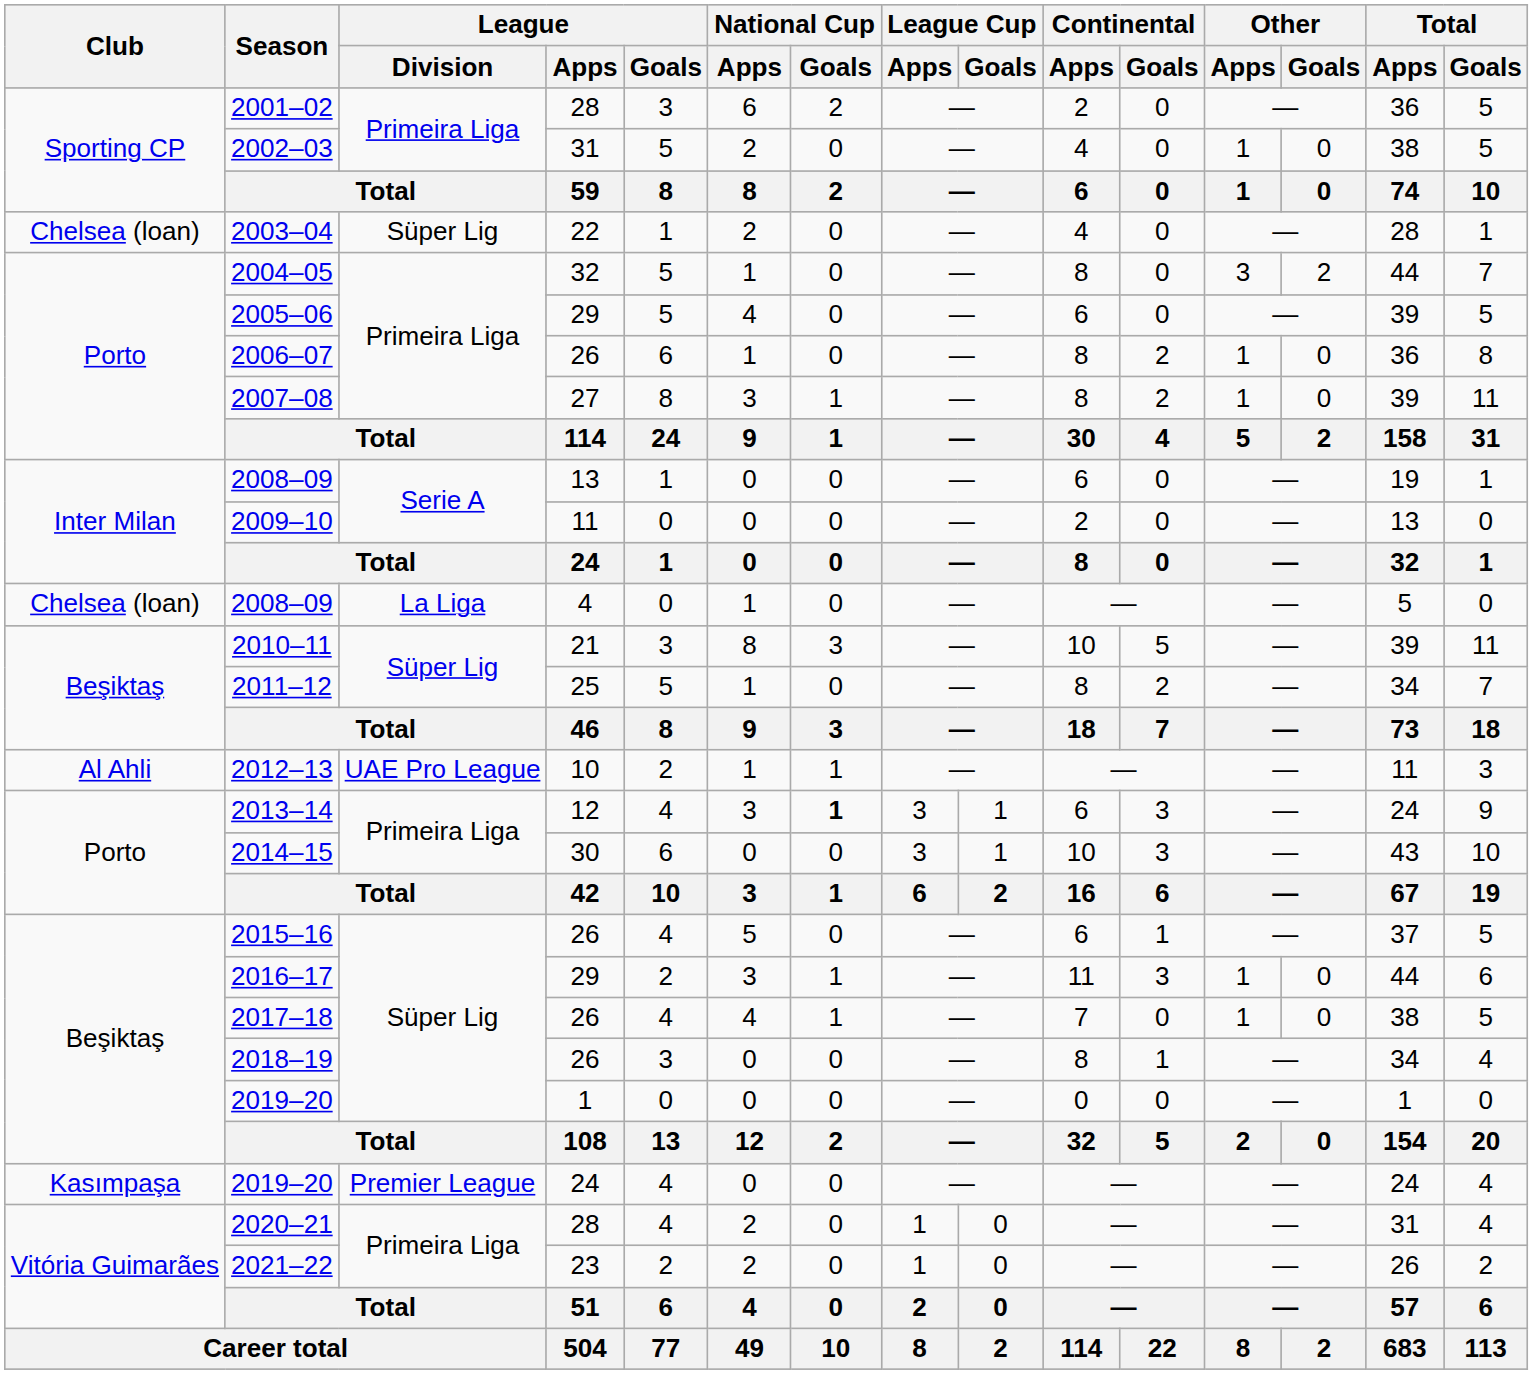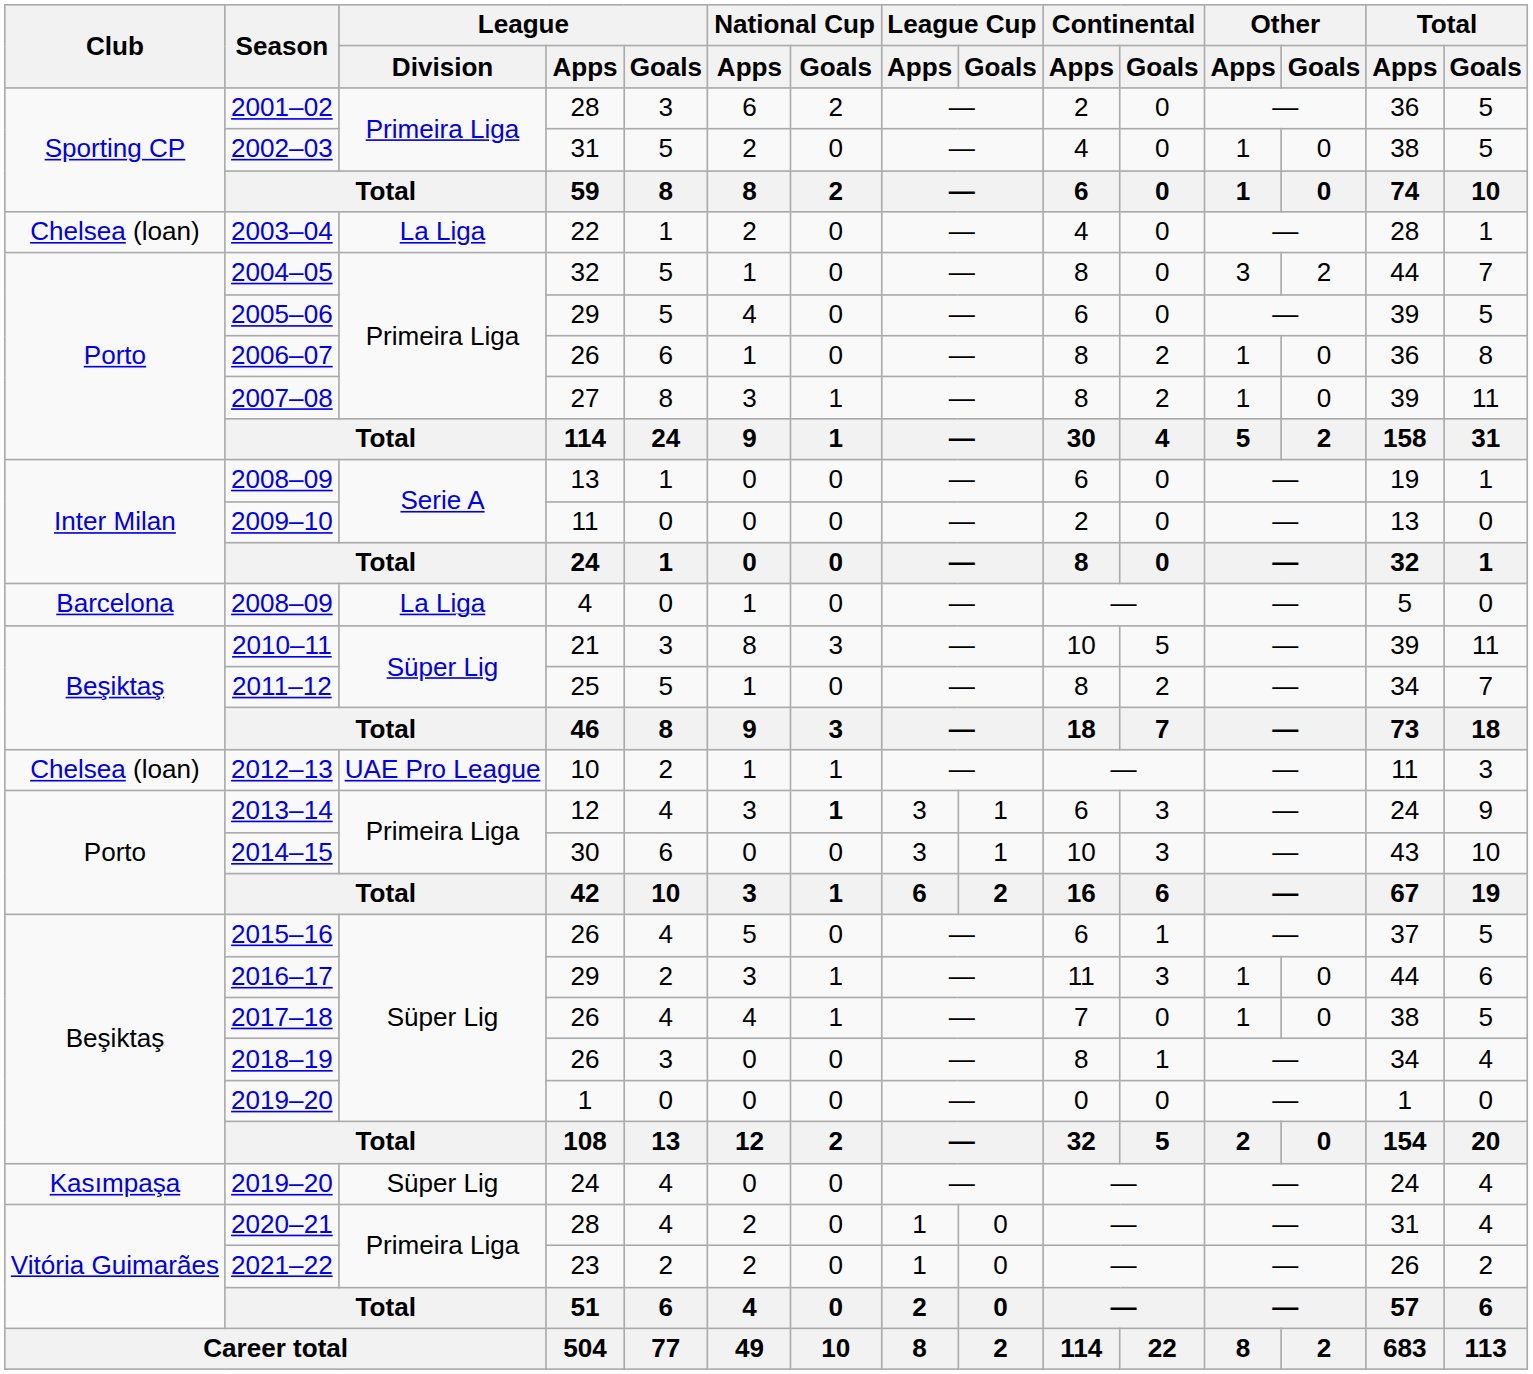(443, 231) Süper Lig -> (443, 231) La Liga
(115, 604) Chelsea (loan) -> (115, 604) Barcelona
(115, 769) Al Ahli -> (115, 769) Chelsea (loan)
(443, 1183) Premier League -> (443, 1183) Süper Lig
